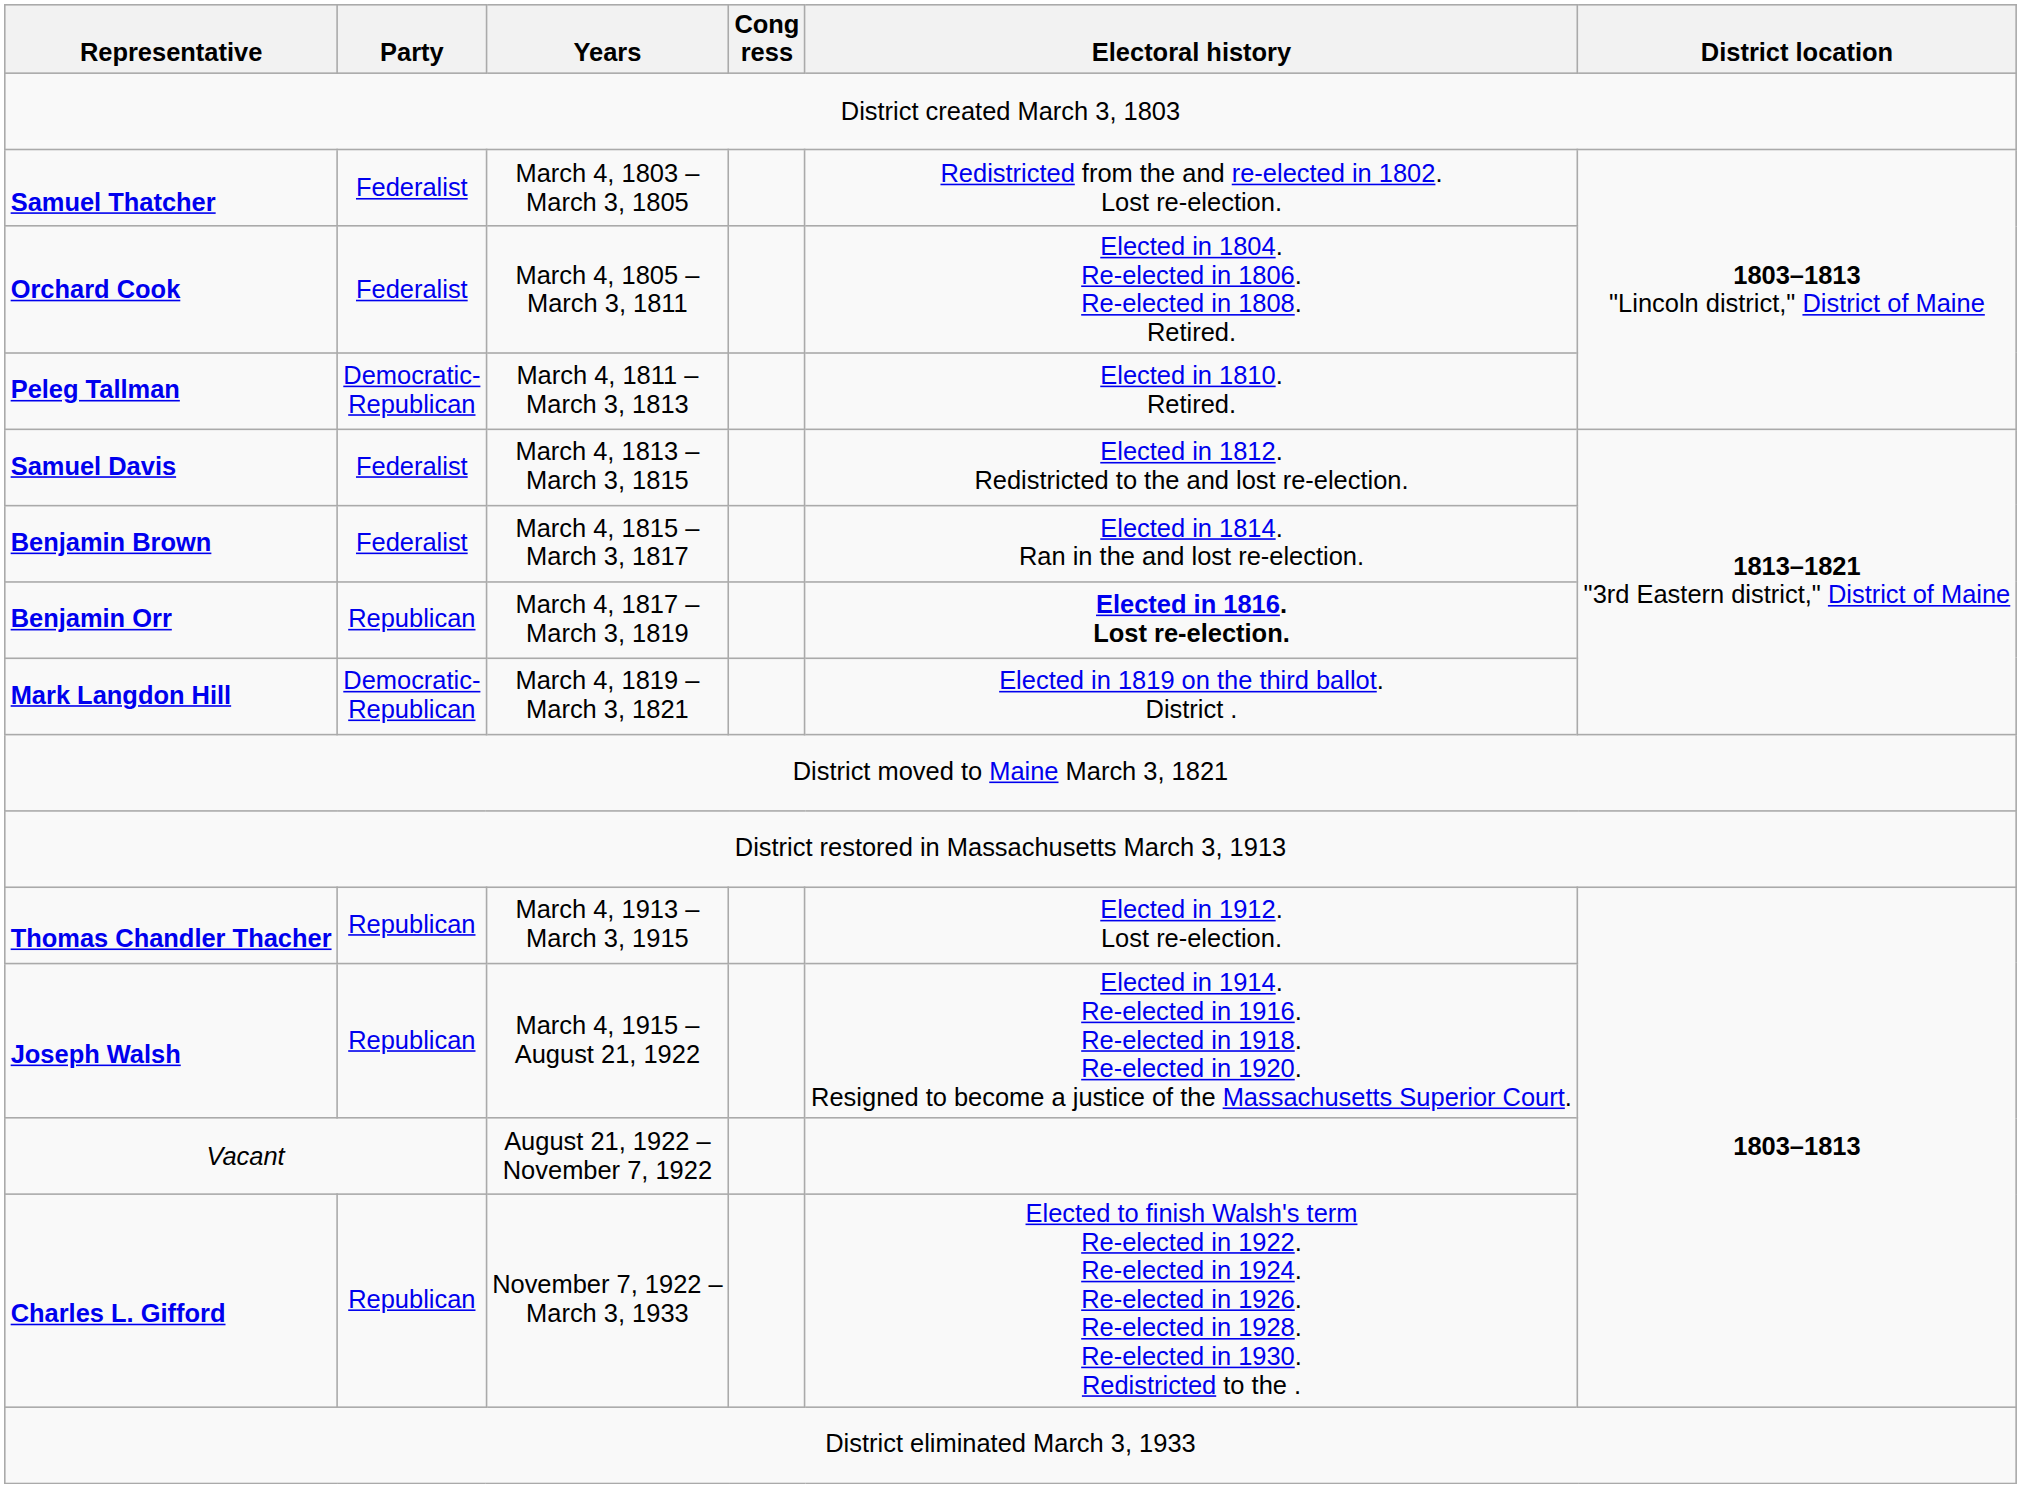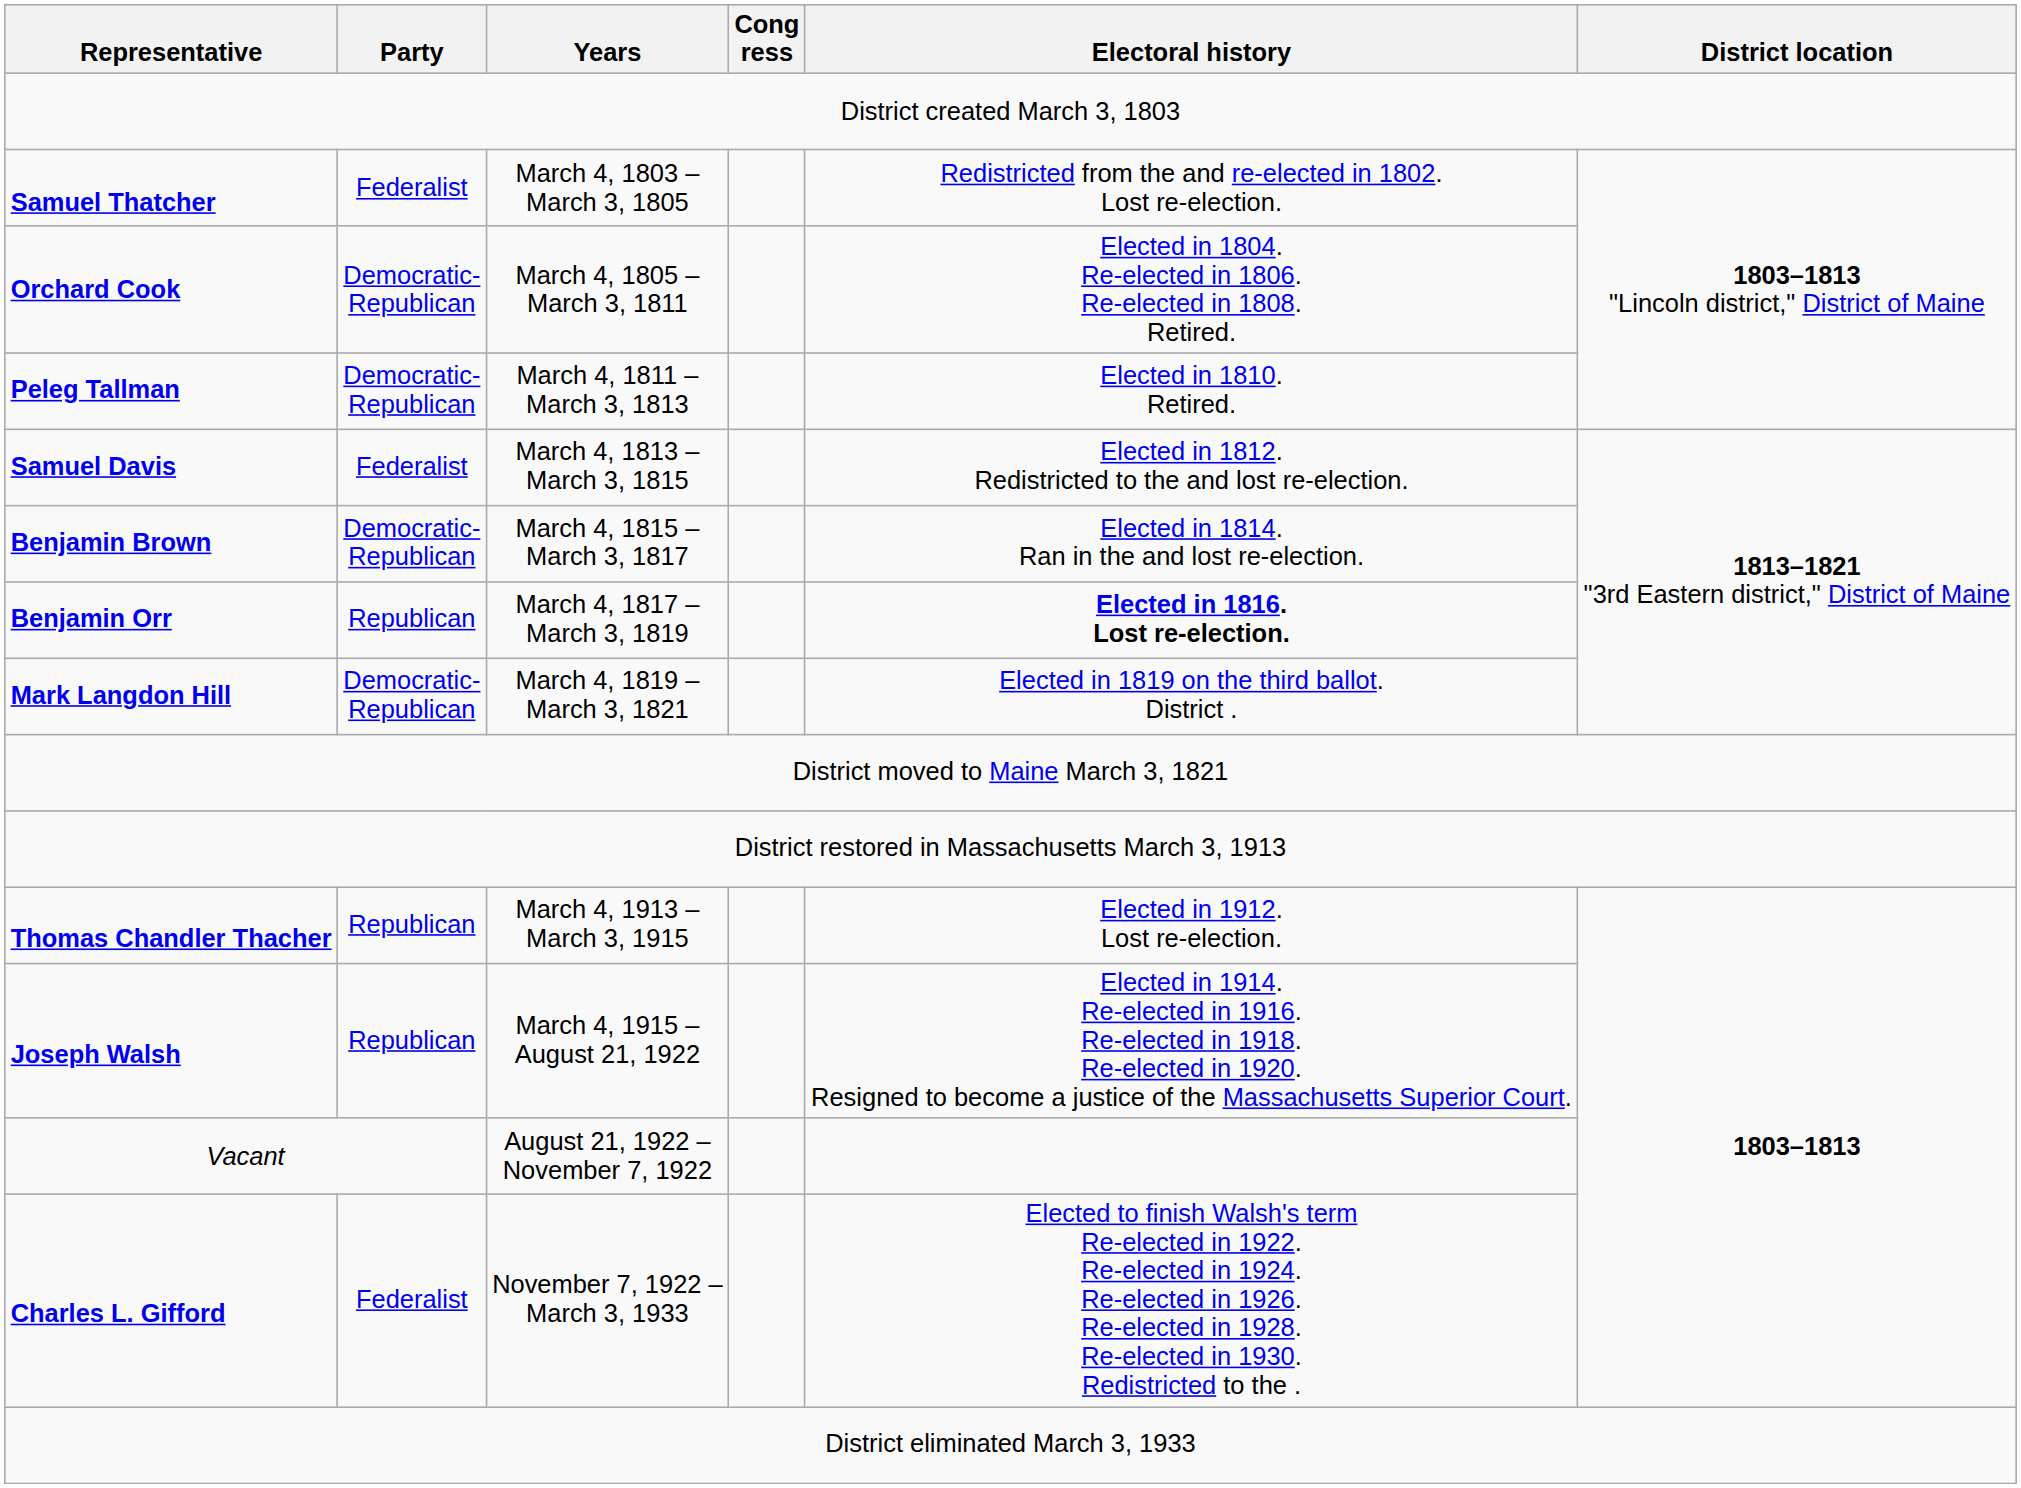(412, 289) Federalist -> (412, 289) Democratic- Republican
(412, 543) Federalist -> (412, 543) Democratic- Republican
(412, 1300) Republican -> (412, 1300) Federalist
